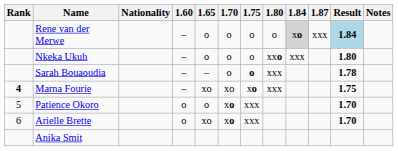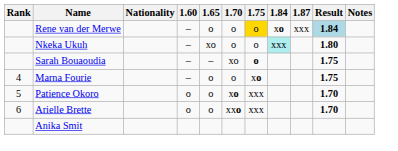- column: (274, 12)
(252, 34) no background -> (256, 28) gold background
(297, 34) lightgrey background -> (279, 28) no background
(206, 56) o -> (211, 45) xo
(297, 56) no background -> (279, 45) paleturquoise background
(229, 72) o -> (233, 61) xo
(347, 72) 1.78 -> (329, 61) 1.75
(19, 89) bold -> (19, 77) normal
(206, 89) xo -> (211, 77) o
(229, 89) xo -> (234, 77) o
(206, 121) xo -> (211, 110) o
(229, 121) xo -> (233, 110) xxo
